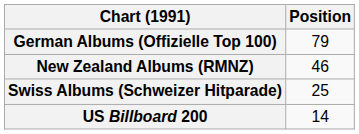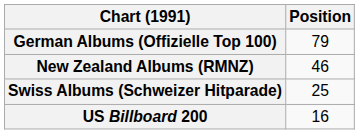(320, 116) 14 -> (320, 116) 16
